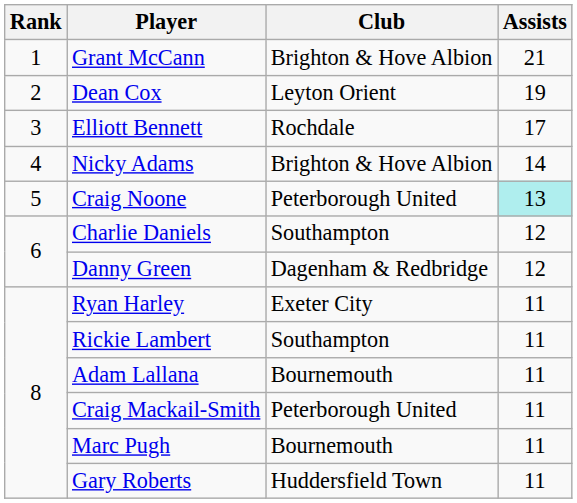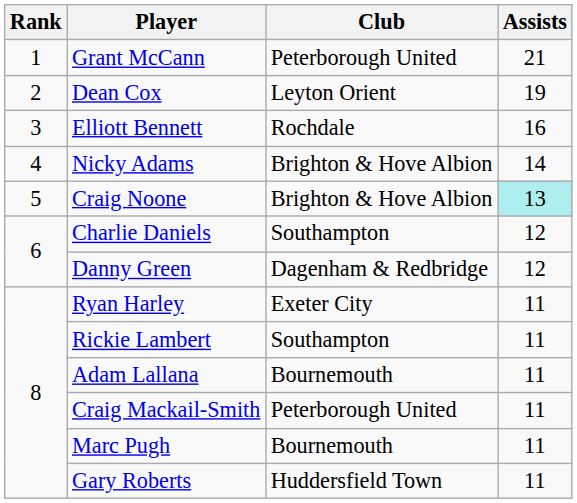(382, 57) Brighton & Hove Albion -> (364, 57) Peterborough United
(535, 127) 17 -> (535, 127) 16
(364, 198) Peterborough United -> (382, 198) Brighton & Hove Albion
